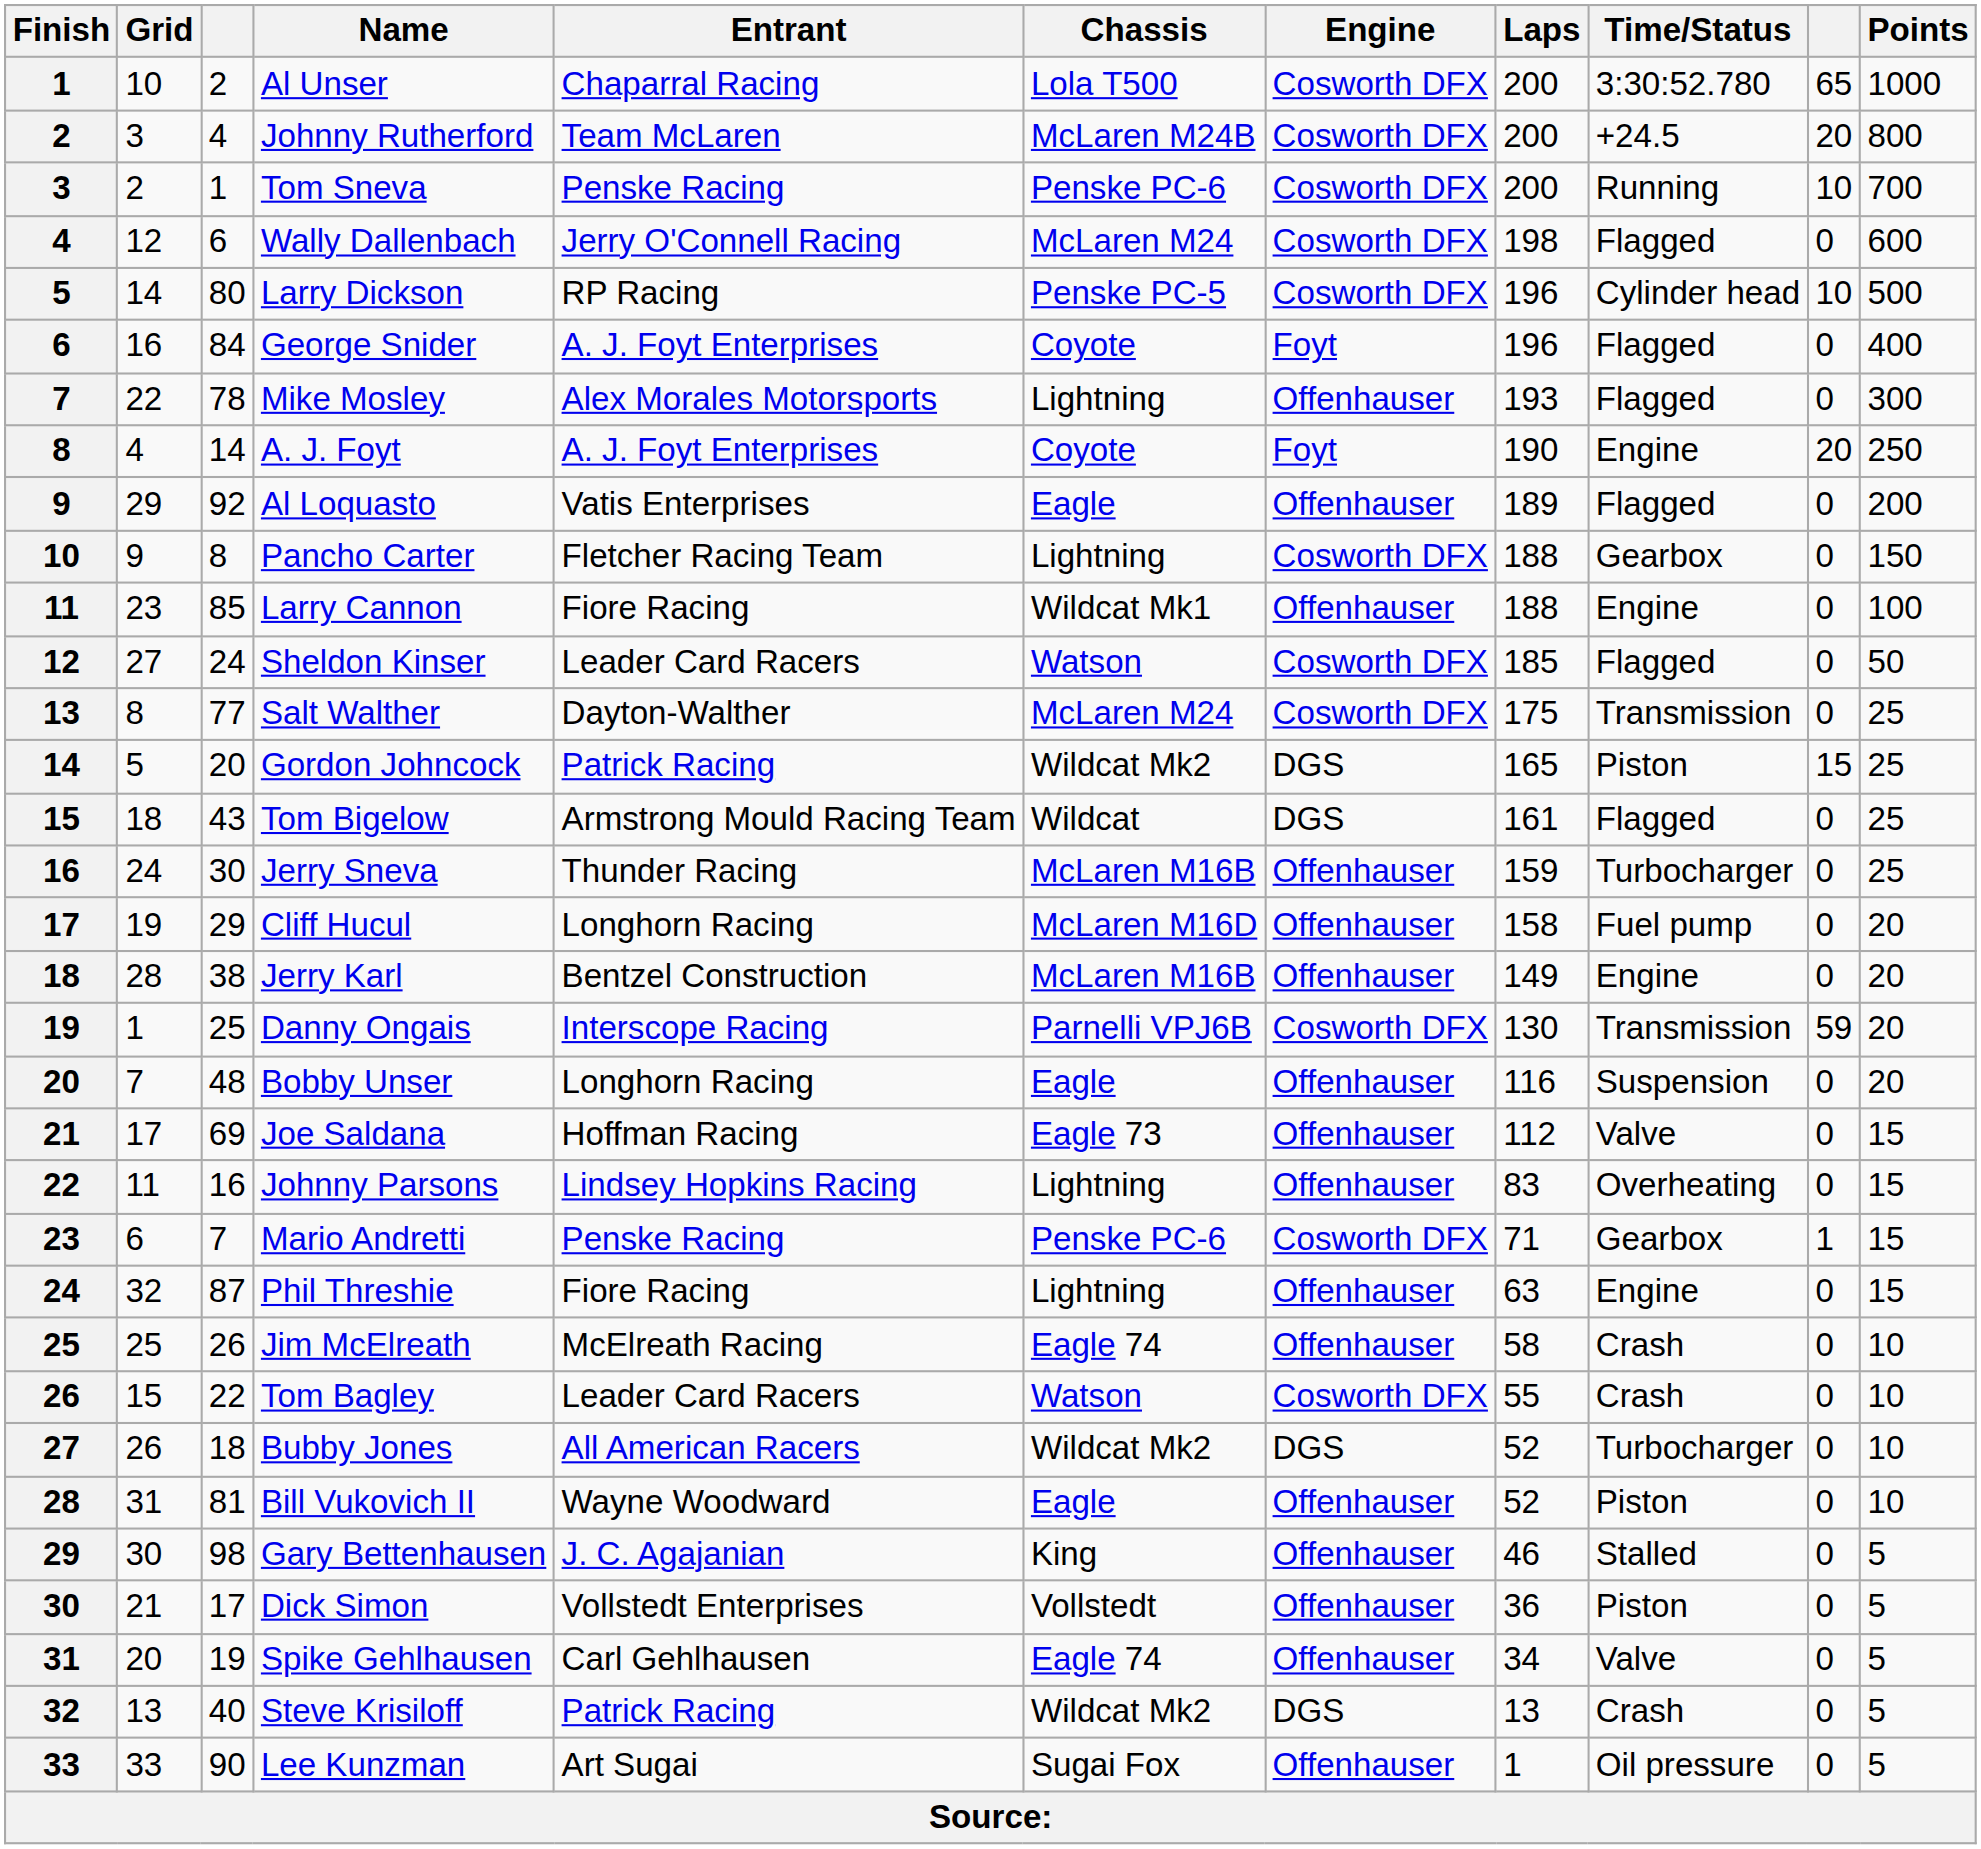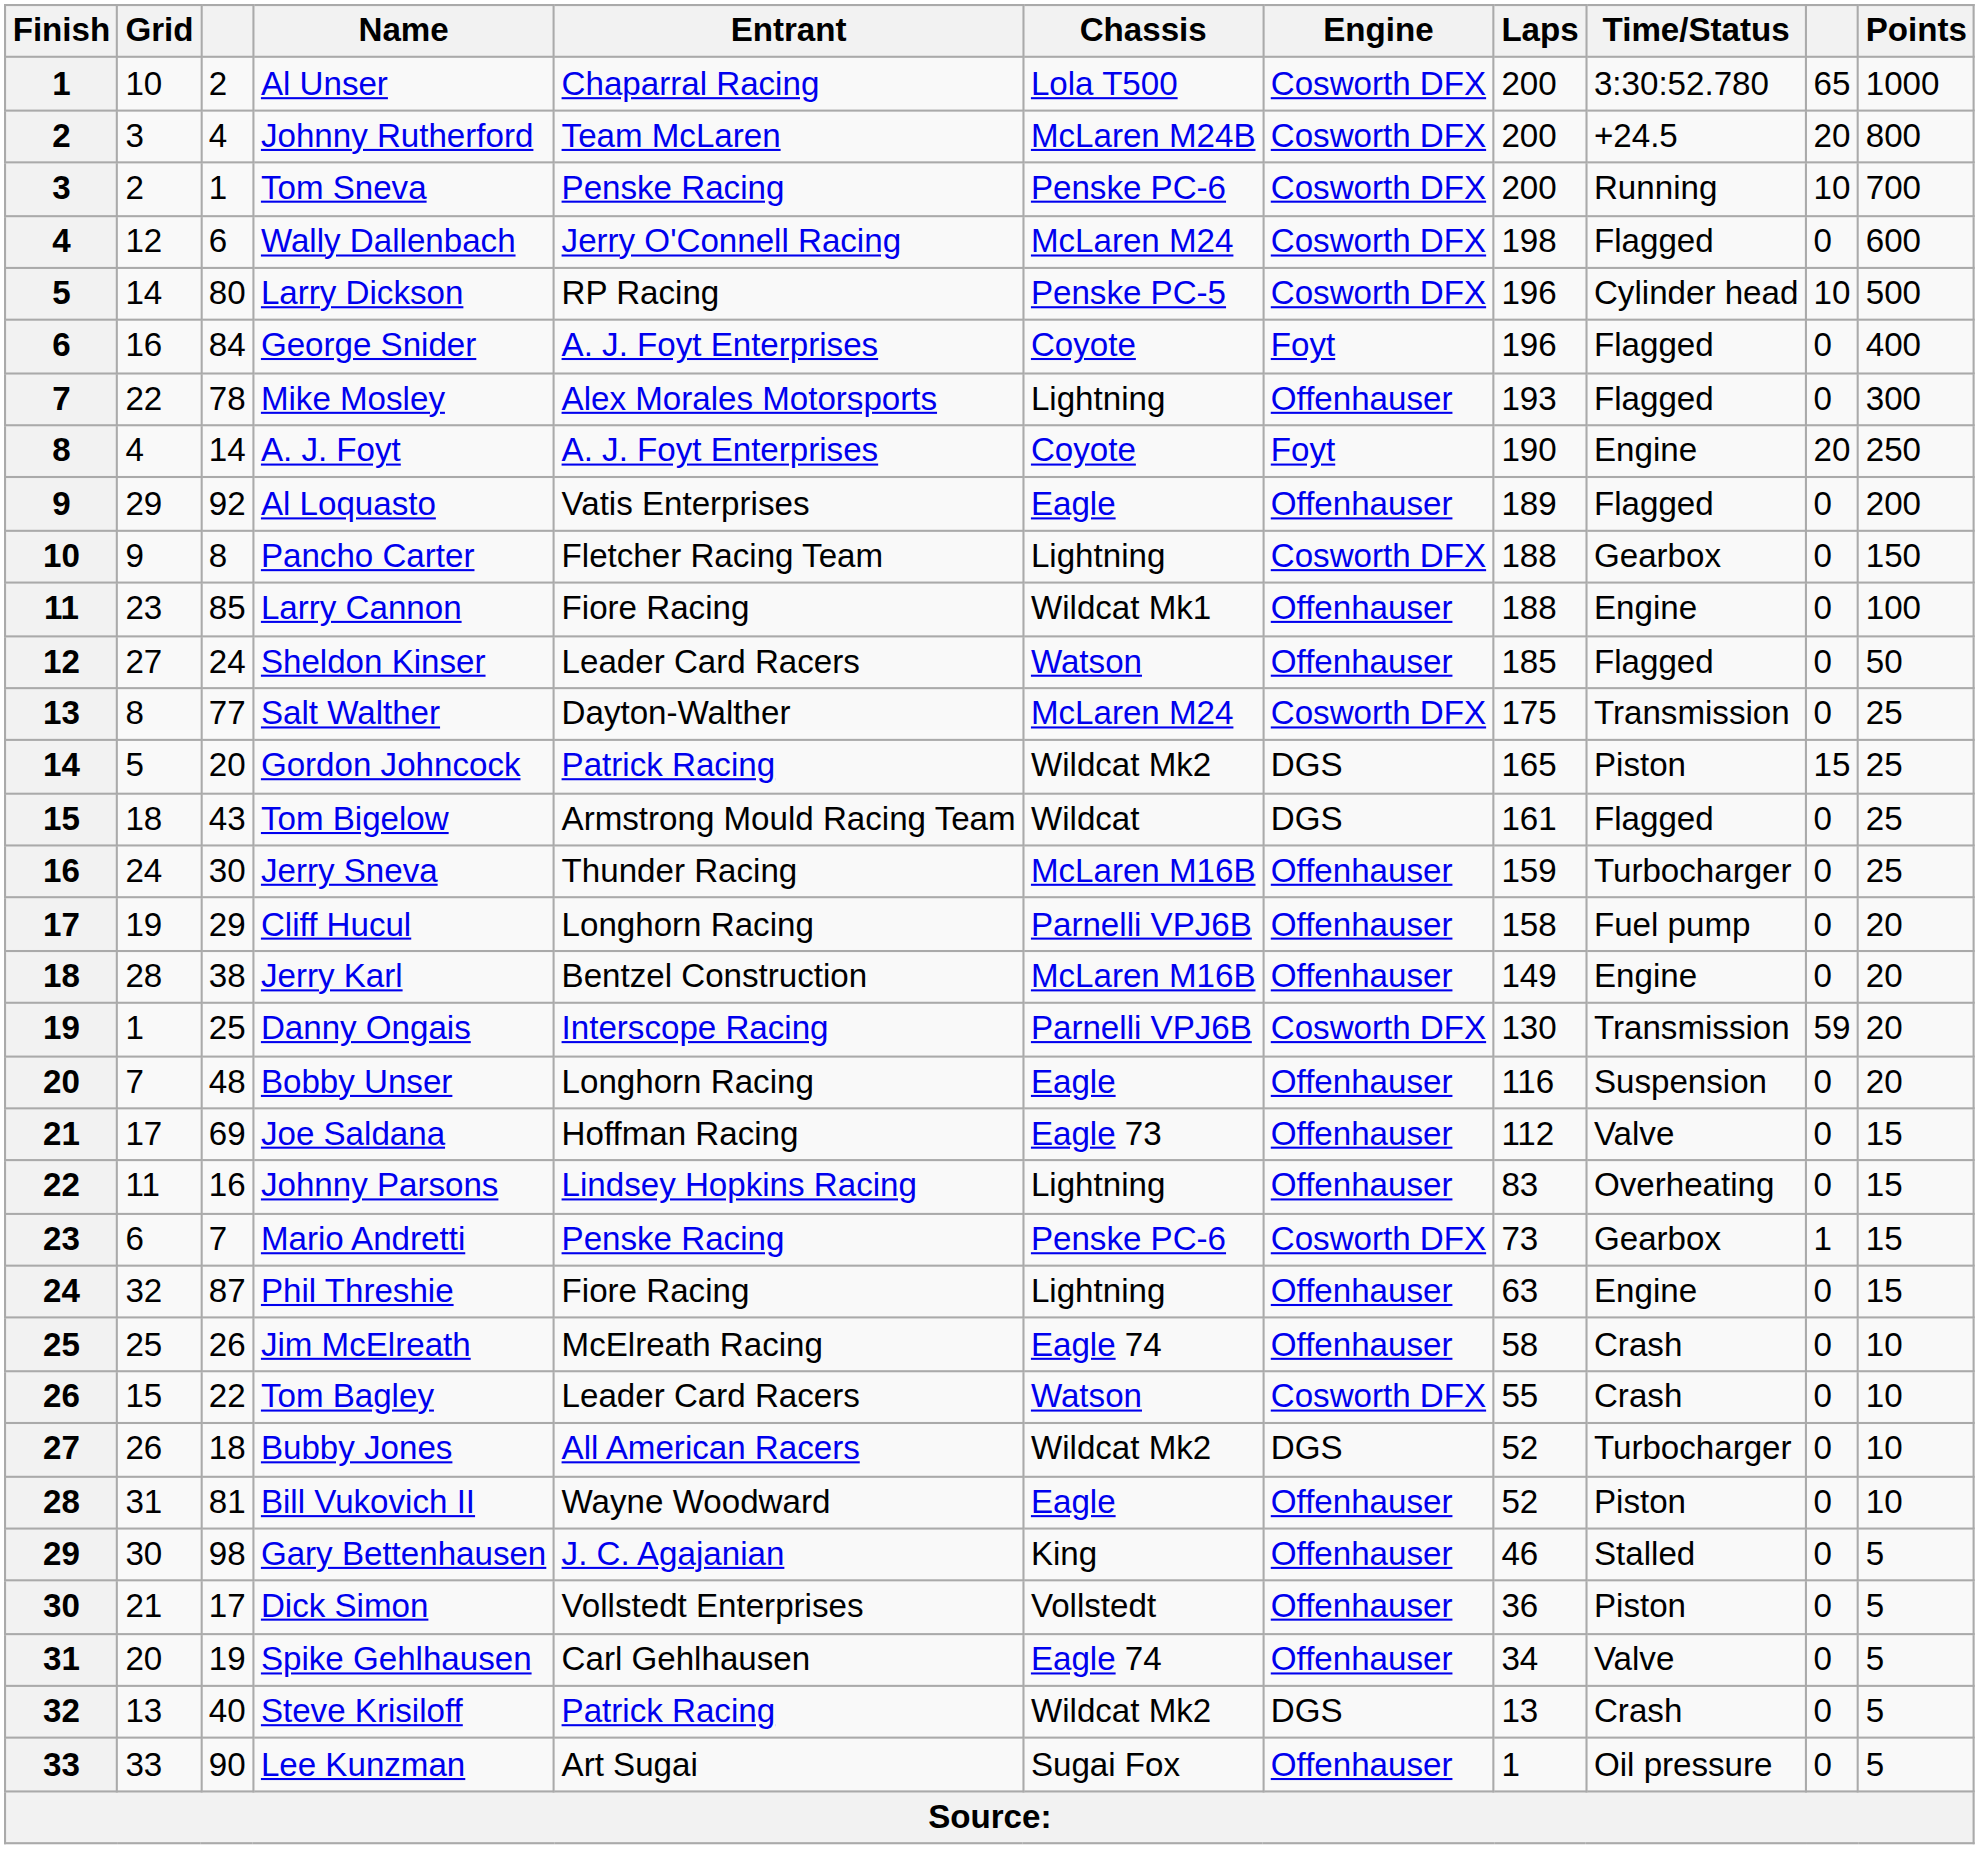(1380, 661) Cosworth DFX -> (1362, 661) Offenhauser
(1144, 923) McLaren M16D -> (1141, 923) Parnelli VPJ6B
(1522, 1238) 71 -> (1520, 1238) 73
